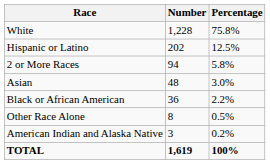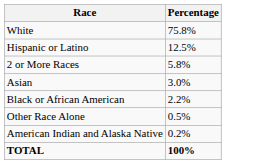- column: (187, 13)
